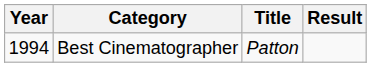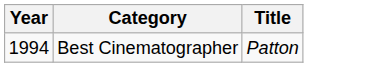- column: (335, 18)
